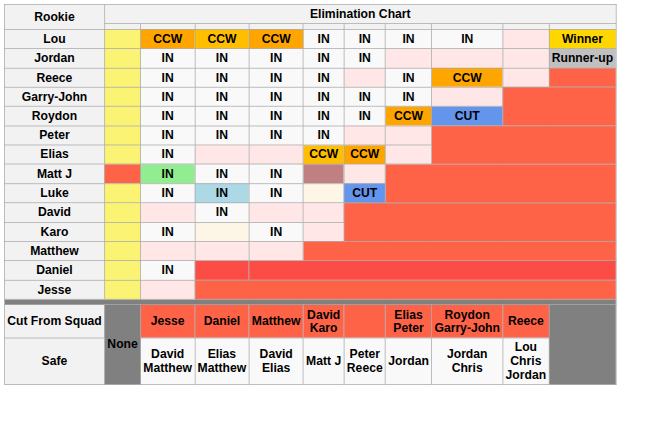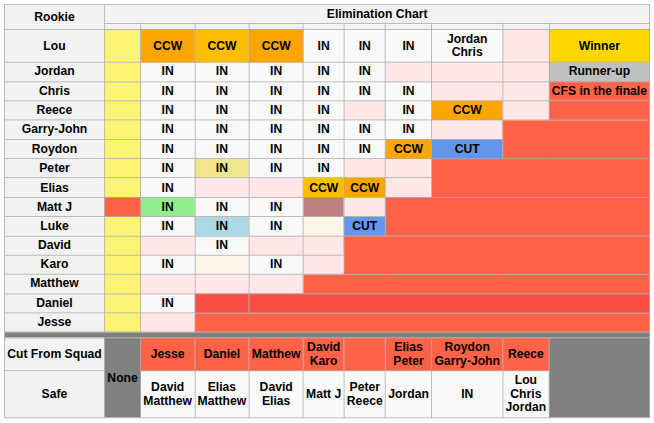(467, 39) IN -> (467, 45) Jordan Chris
+ row: (54, 91)
(222, 135) no background -> (222, 168) khaki background
(467, 361) Jordan Chris -> (467, 394) IN
